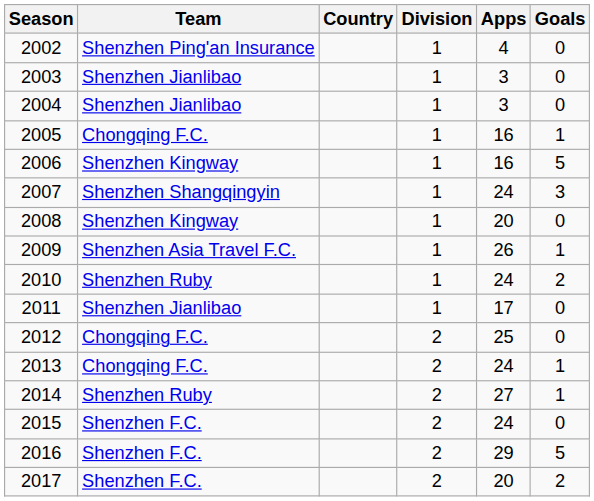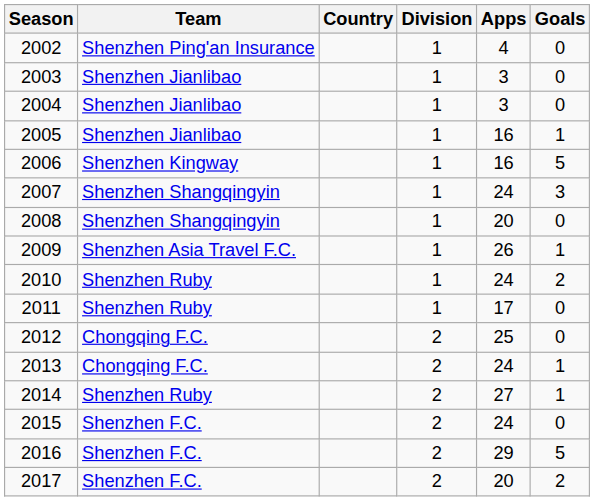(145, 134) Chongqing F.C. -> (162, 134) Shenzhen Jianlibao
(160, 221) Shenzhen Kingway -> (181, 221) Shenzhen Shangqingyin
(162, 308) Shenzhen Jianlibao -> (147, 308) Shenzhen Ruby
